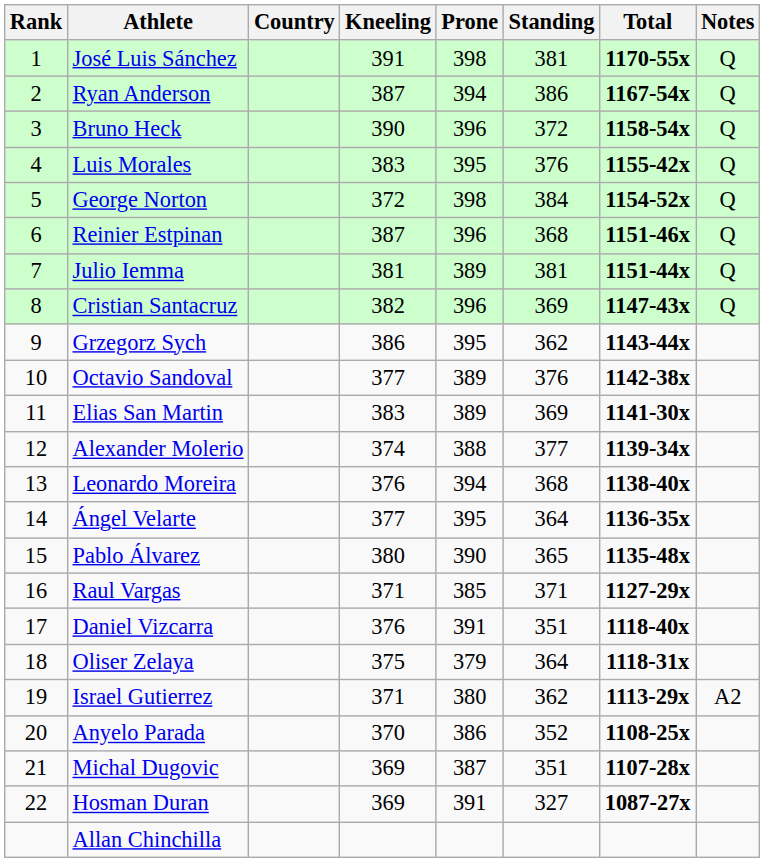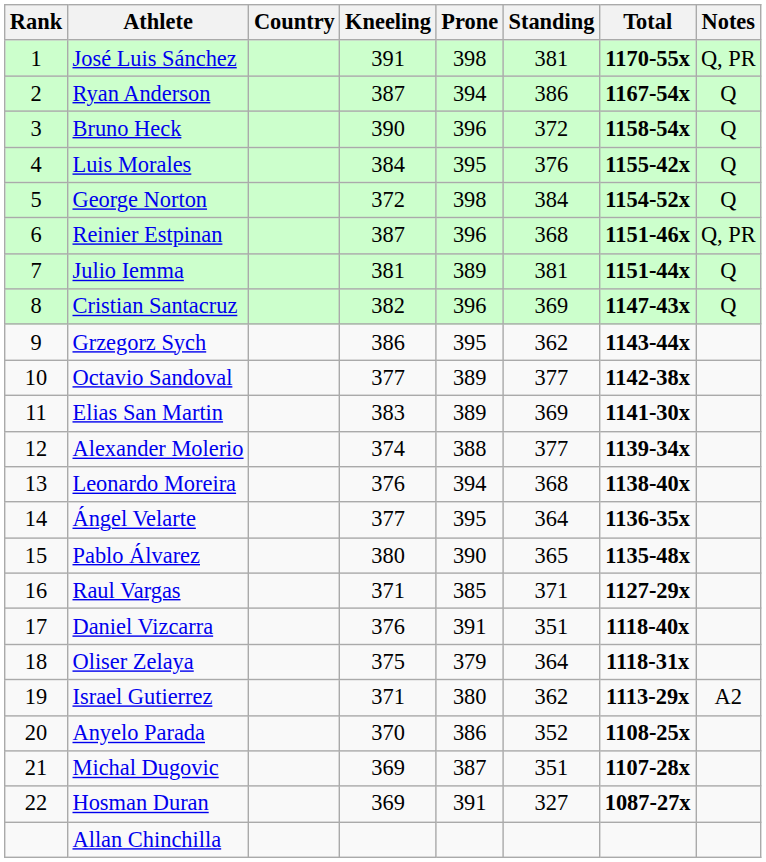(728, 57) Q -> (728, 57) Q, PR
(388, 164) 383 -> (388, 164) 384
(728, 235) Q -> (728, 235) Q, PR
(551, 377) 376 -> (551, 377) 377
